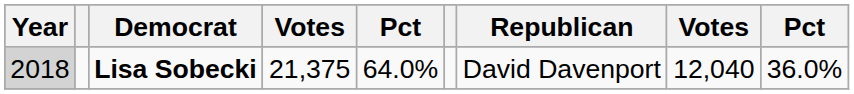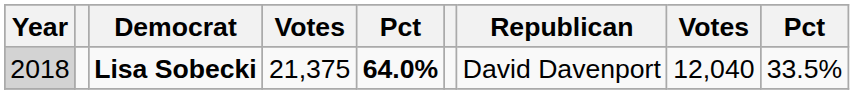(400, 68) normal -> (400, 68) bold
(805, 68) 36.0% -> (805, 68) 33.5%
